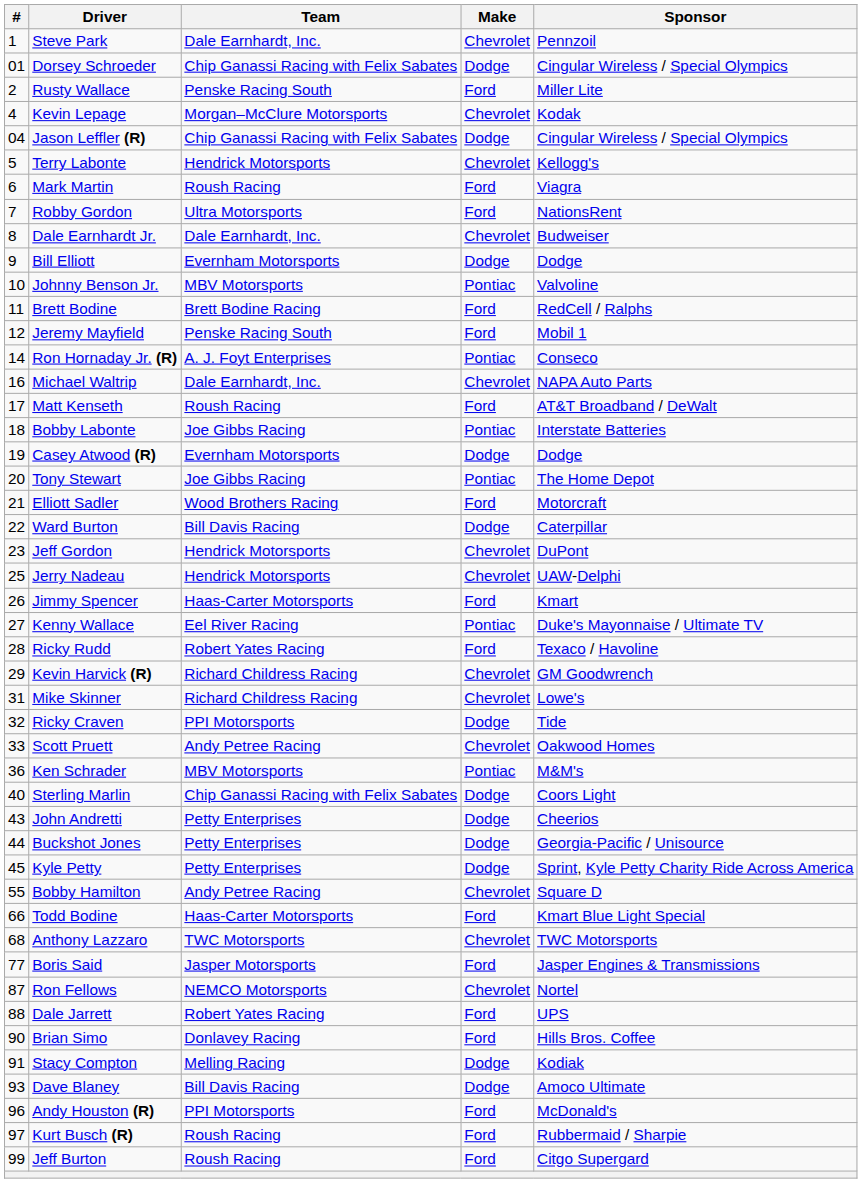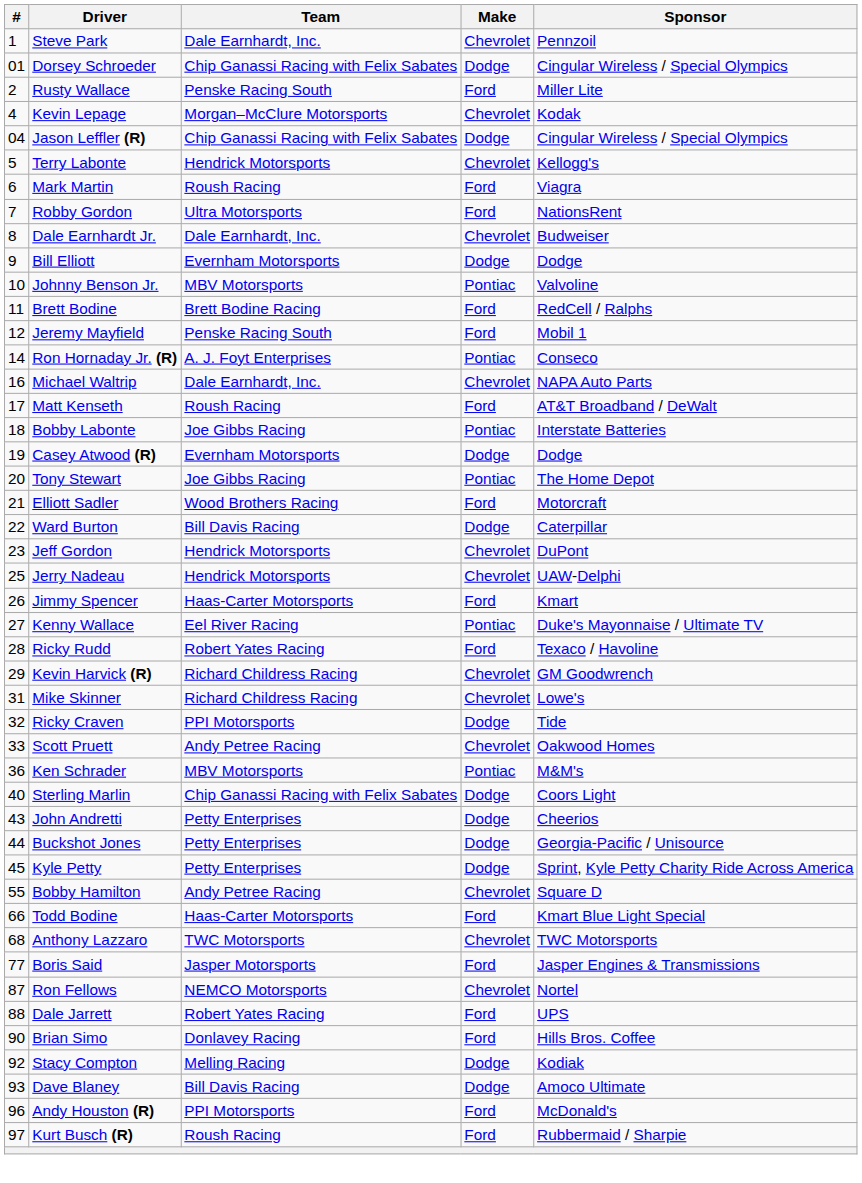(17, 1062) 91 -> (17, 1062) 92
- row: (69, 1159)
